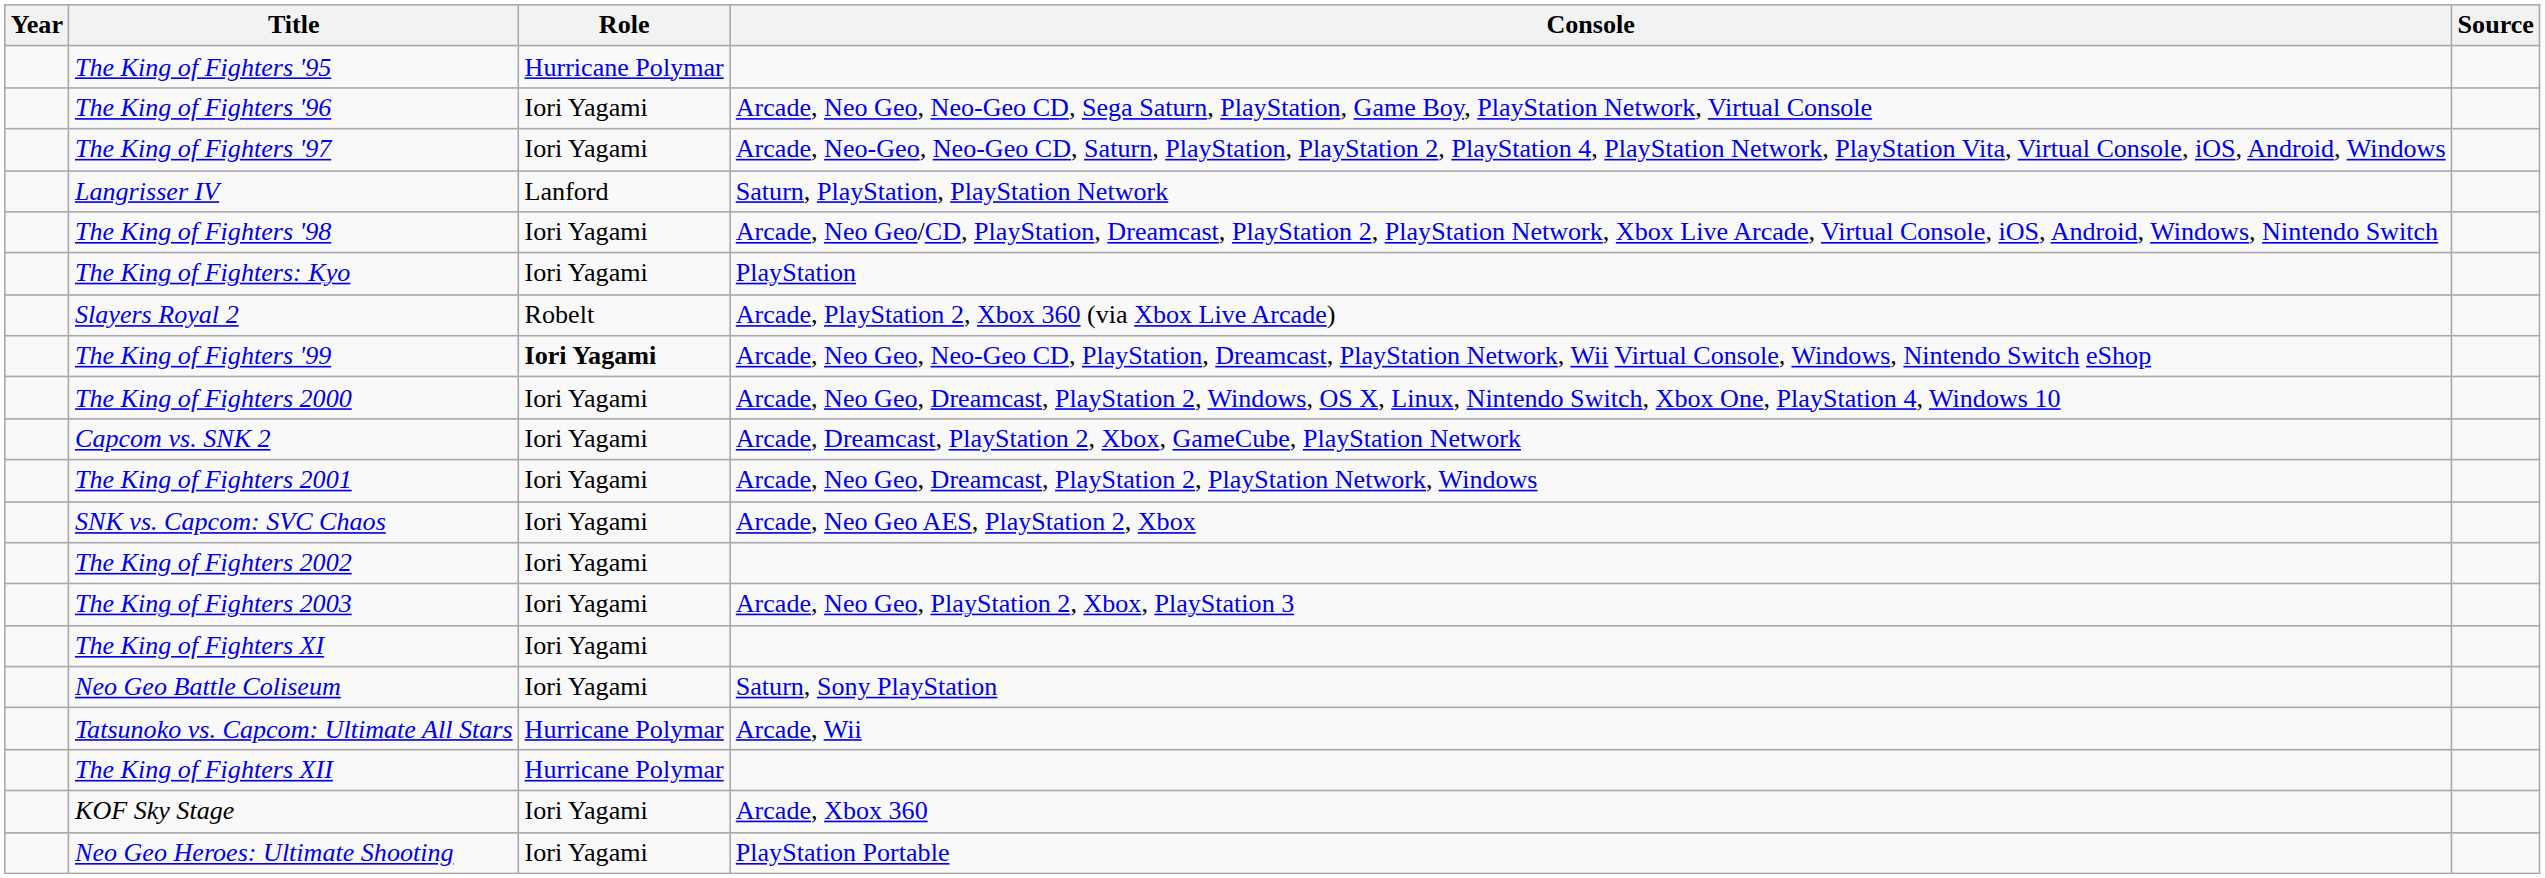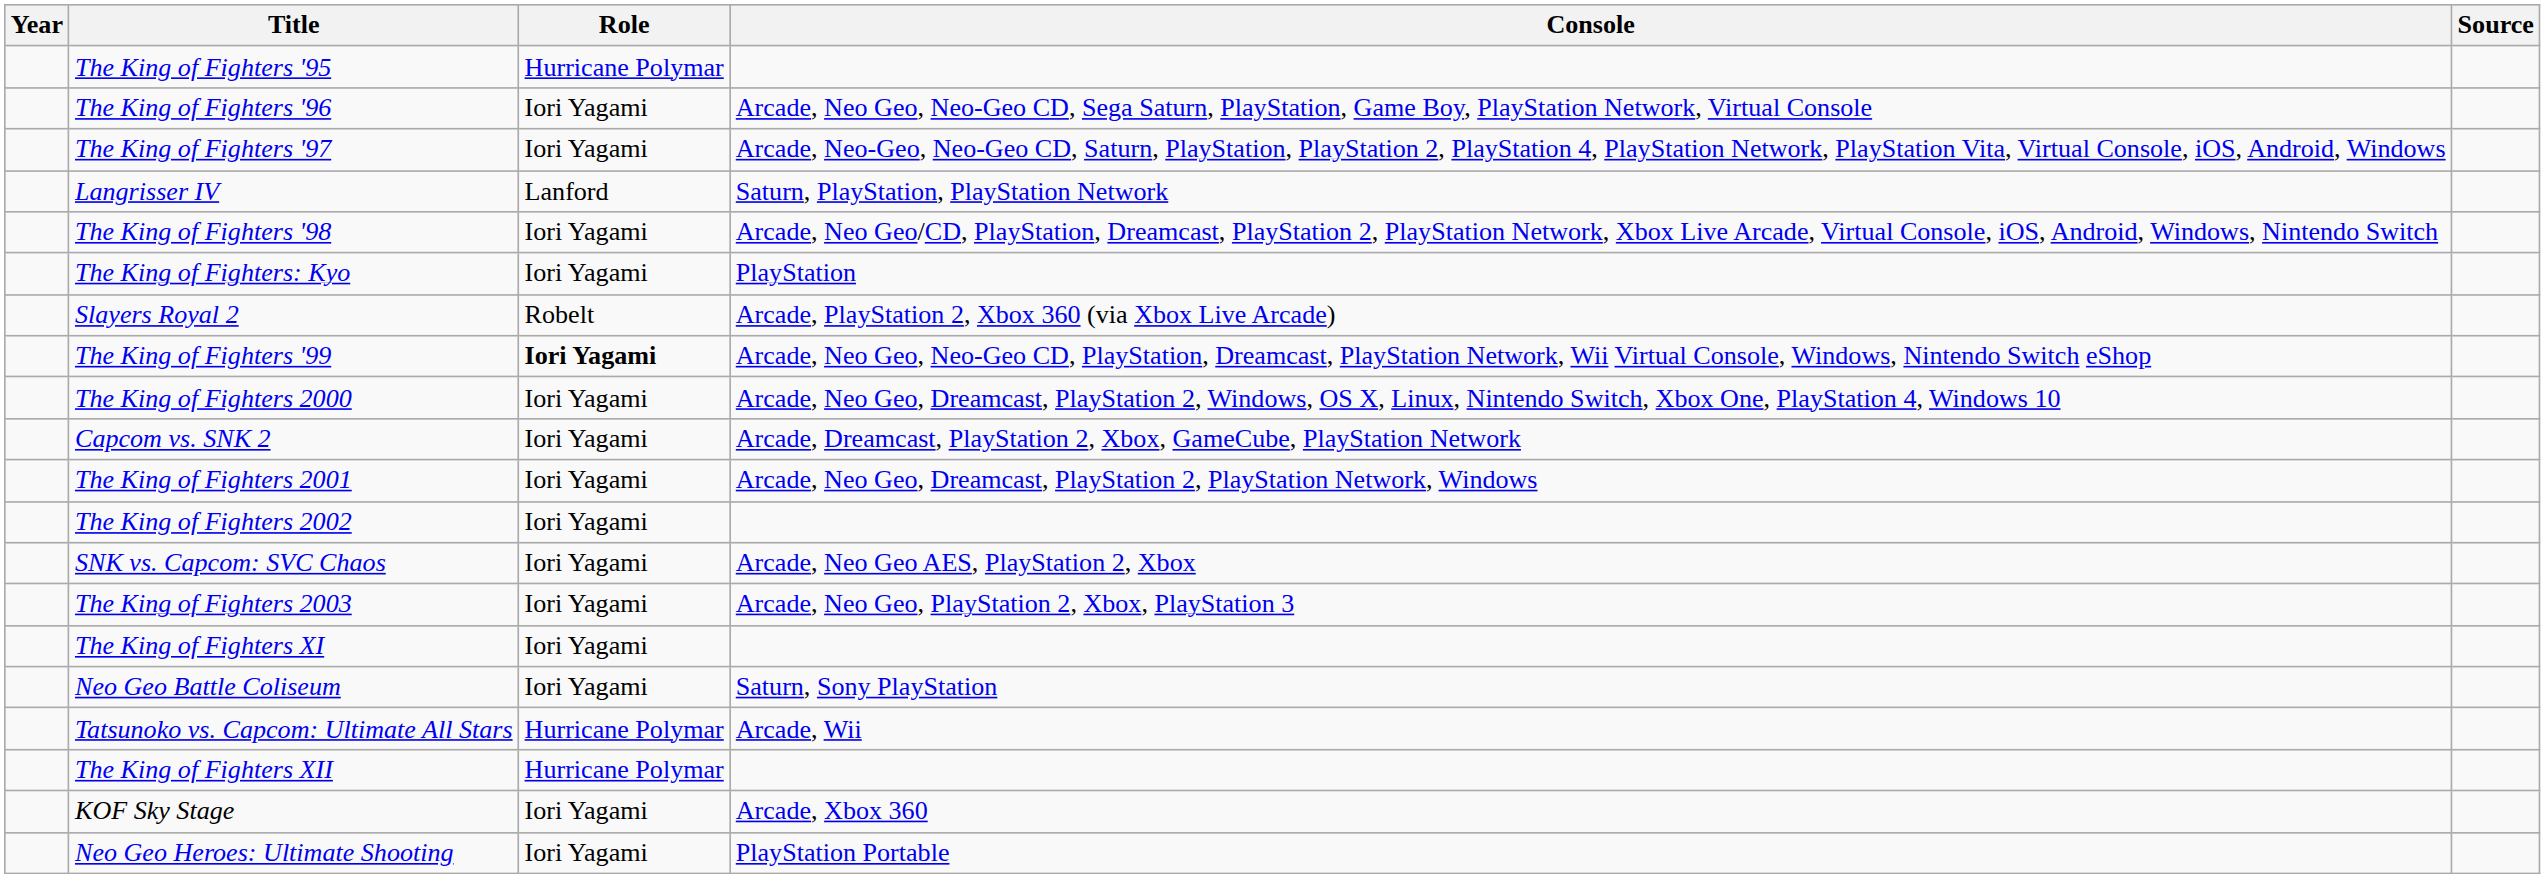rows swapped: (213, 562) <-> (230, 521)
